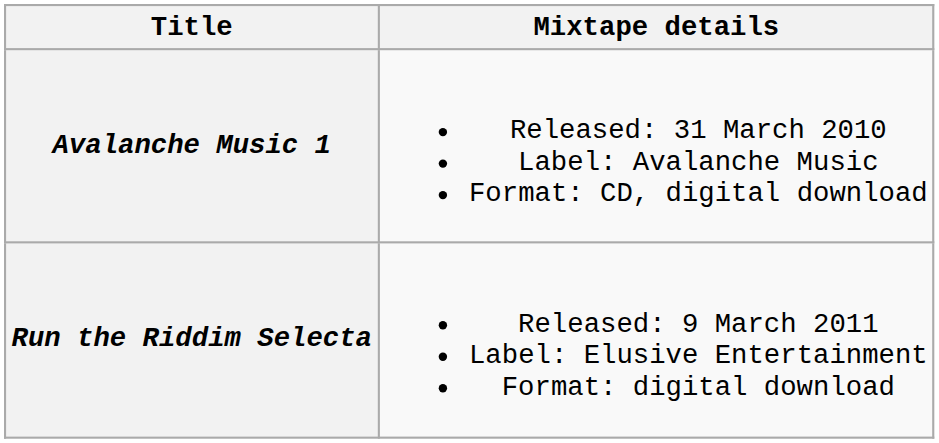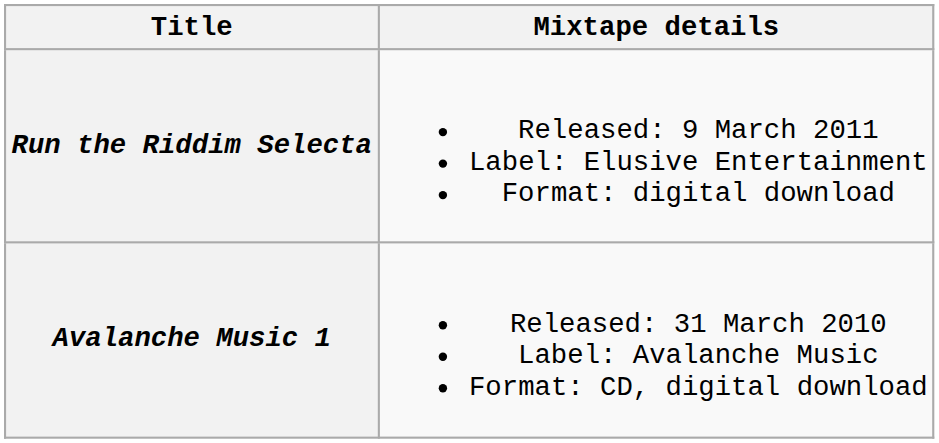rows swapped: (192, 146) <-> (192, 340)
